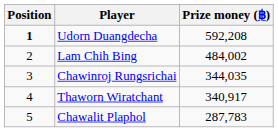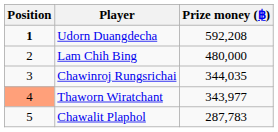(226, 56) 484,002 -> (226, 56) 480,000
(29, 96) no background -> (29, 96) lightsalmon background
(226, 96) 340,917 -> (226, 96) 343,977
